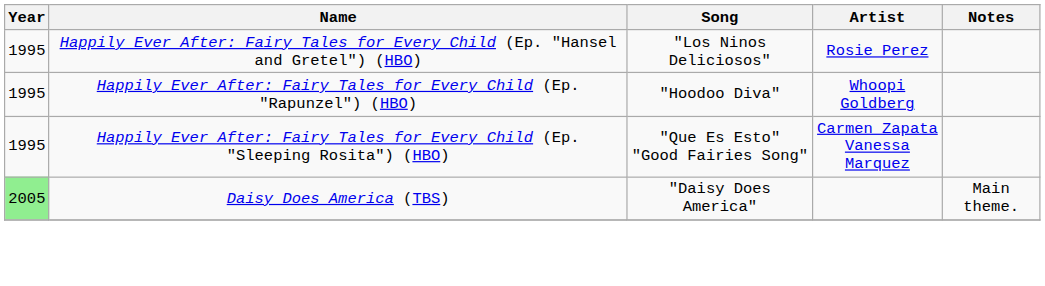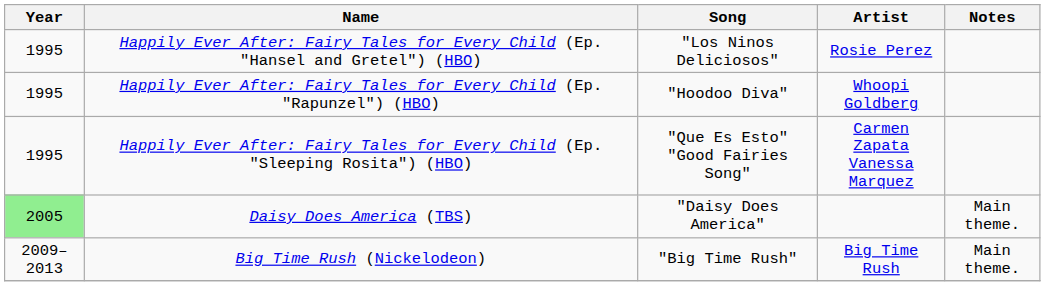+ row: (361, 259)
